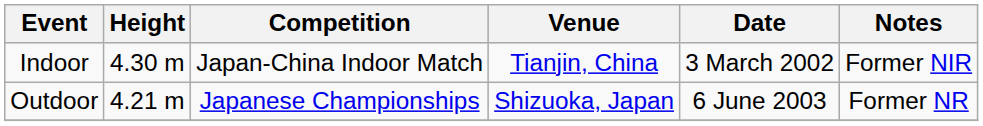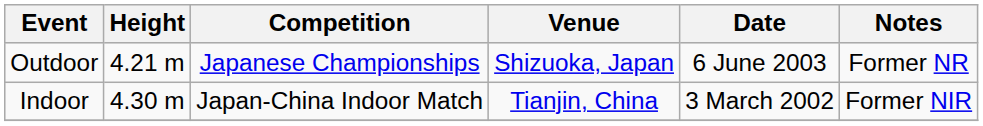rows swapped: (54, 100) <-> (54, 62)
